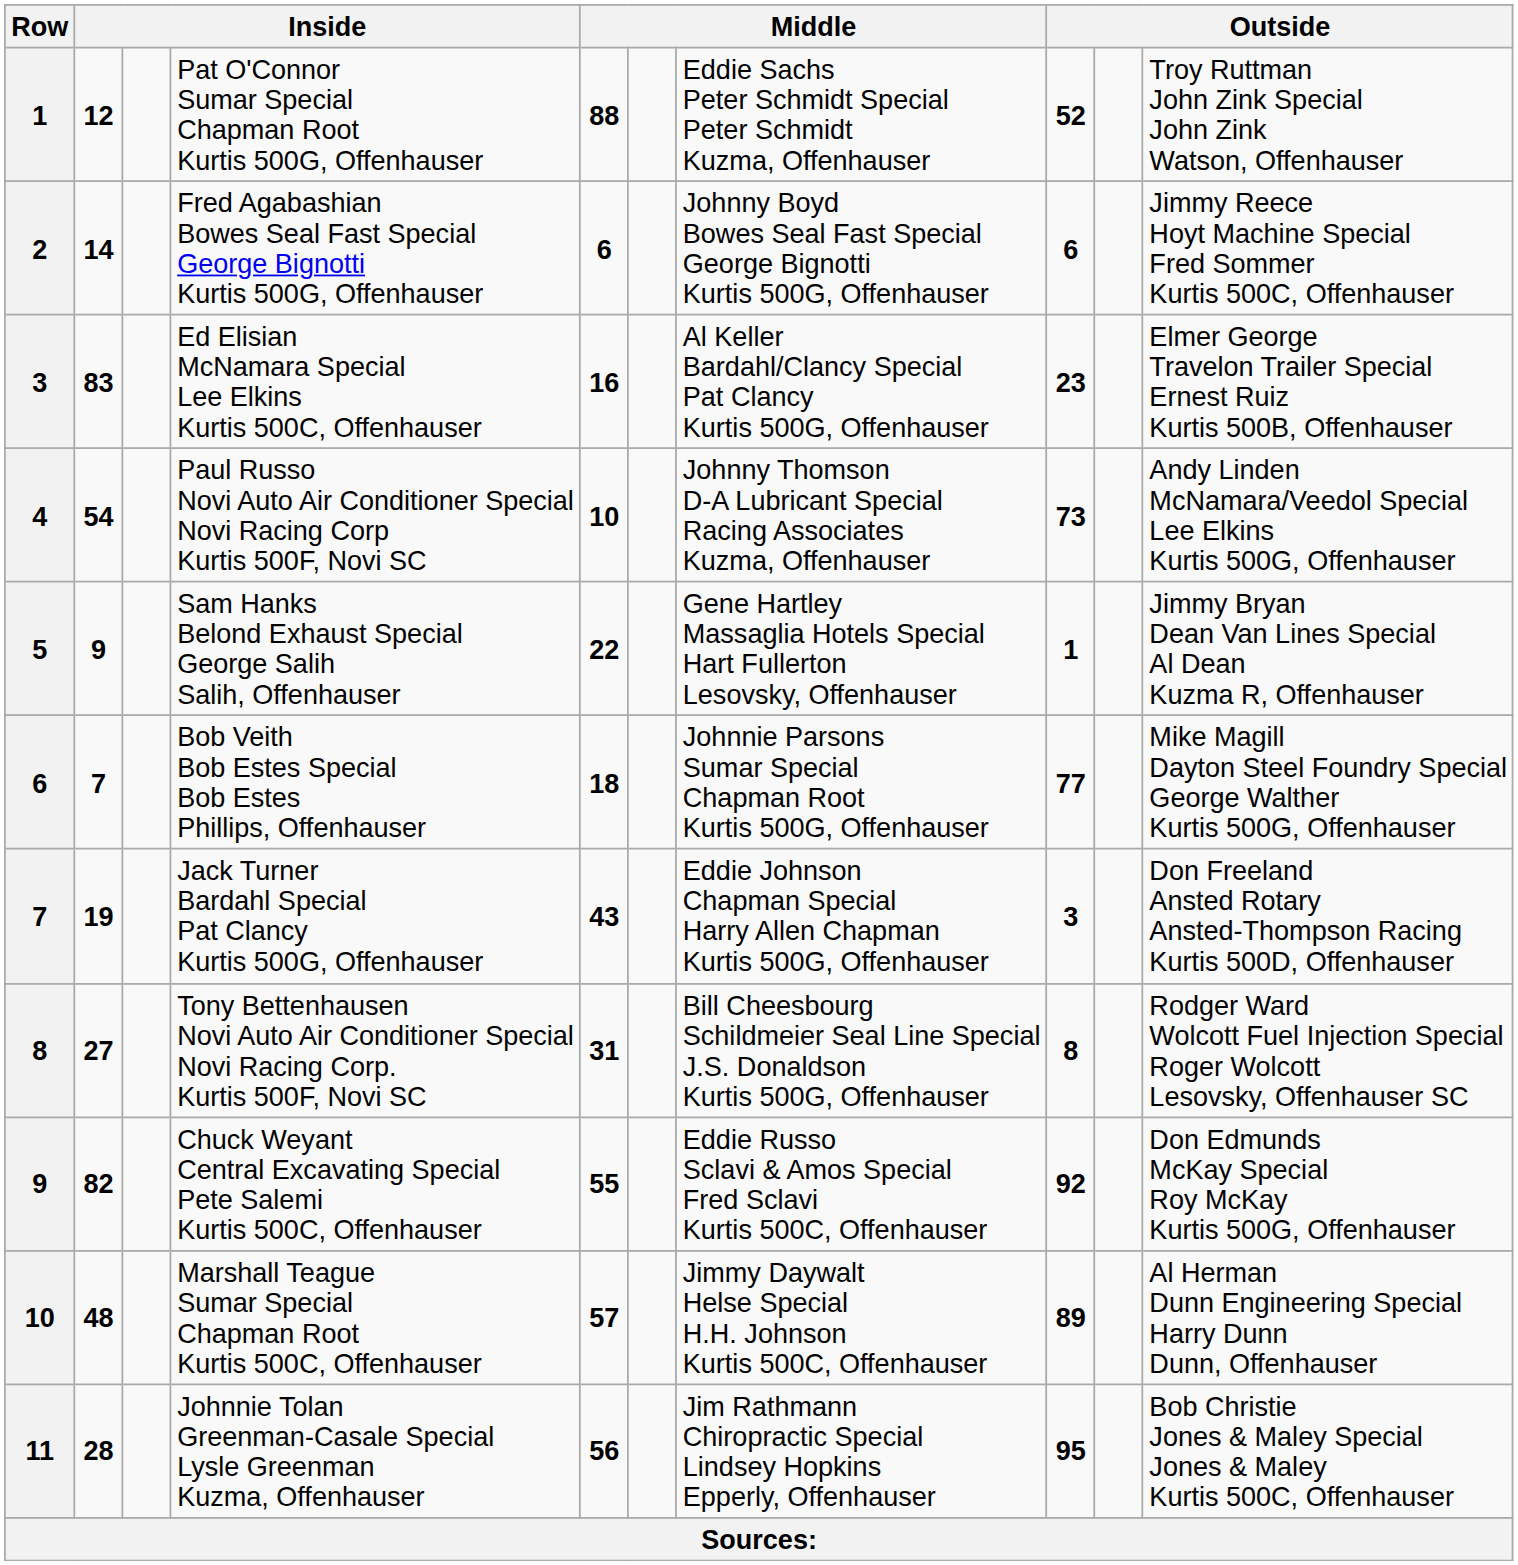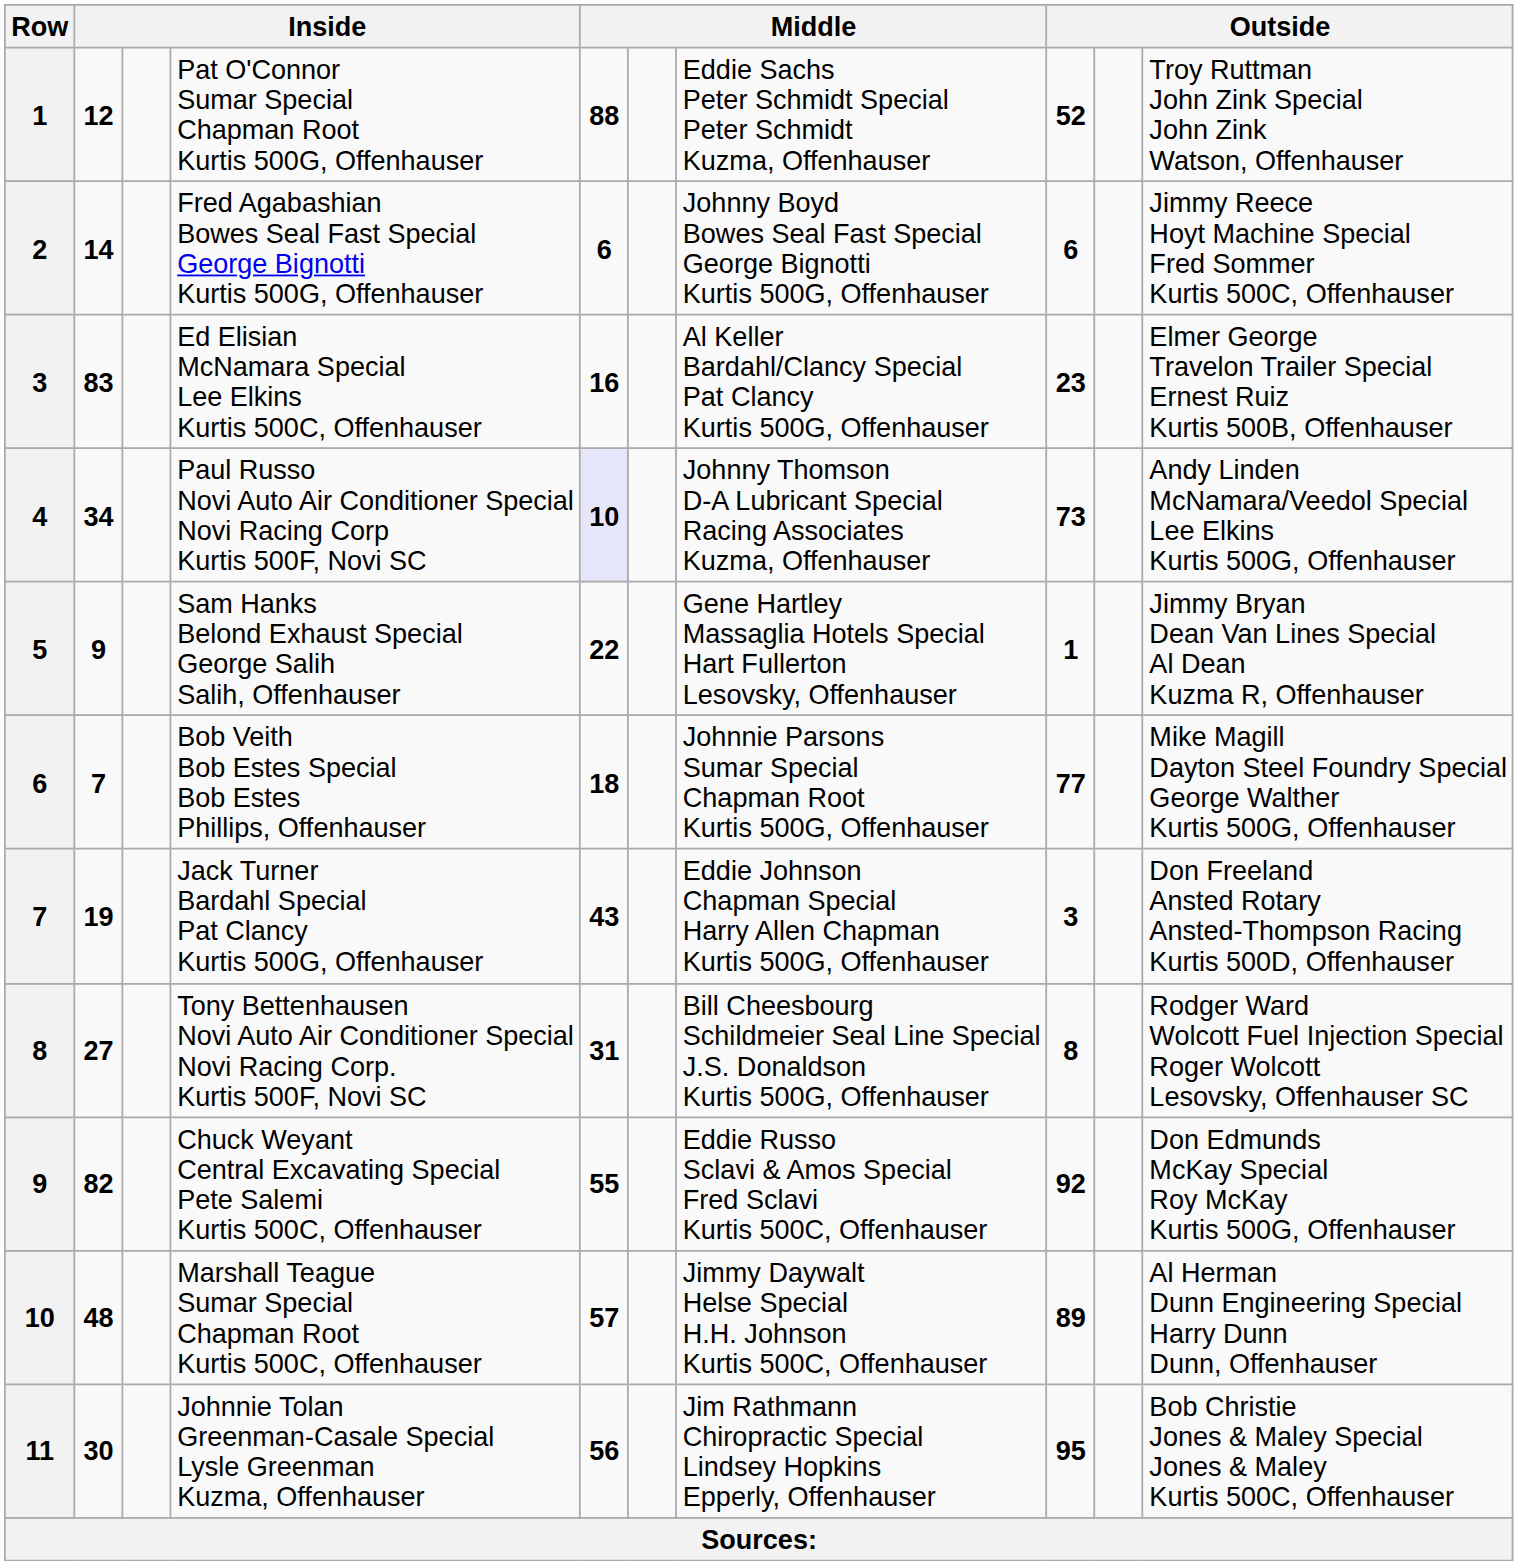(99, 516) 54 -> (99, 516) 34
(604, 516) no background -> (604, 516) lavender background
(99, 1451) 28 -> (99, 1451) 30
